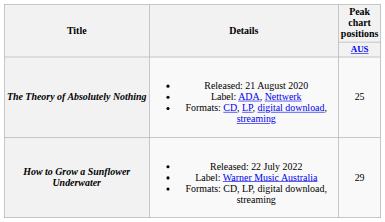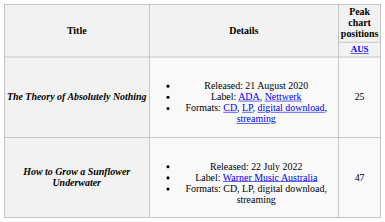(360, 177) 29 -> (360, 177) 47
